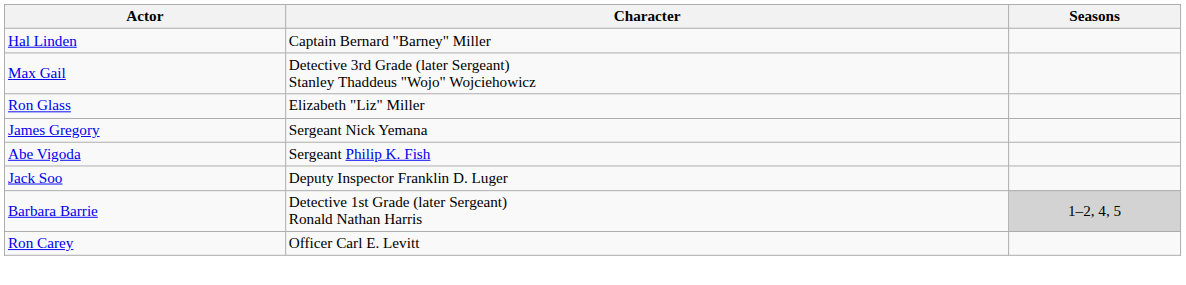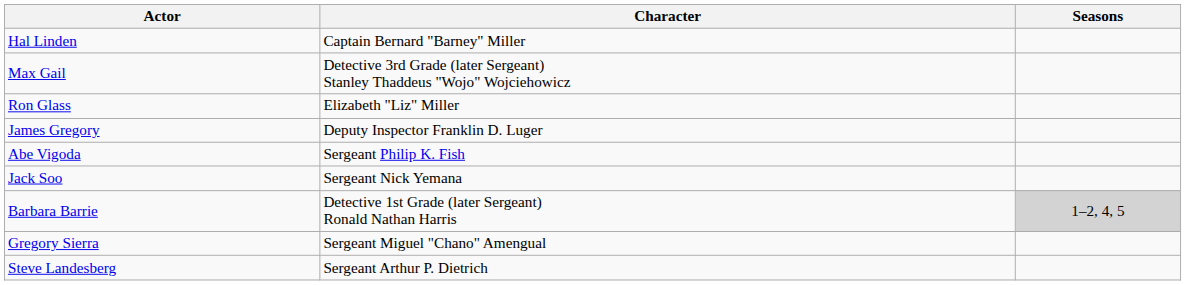(358, 130) Sergeant Nick Yemana -> (433, 130) Deputy Inspector Franklin D. Luger
(398, 178) Deputy Inspector Franklin D. Luger -> (393, 178) Sergeant Nick Yemana
+ row: (53, 243)
+ row: (62, 267)
- row: (41, 243)
